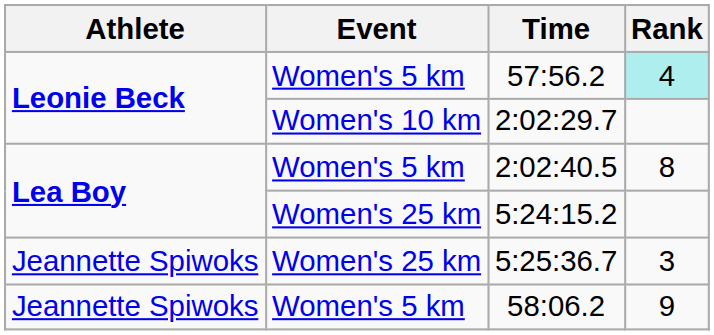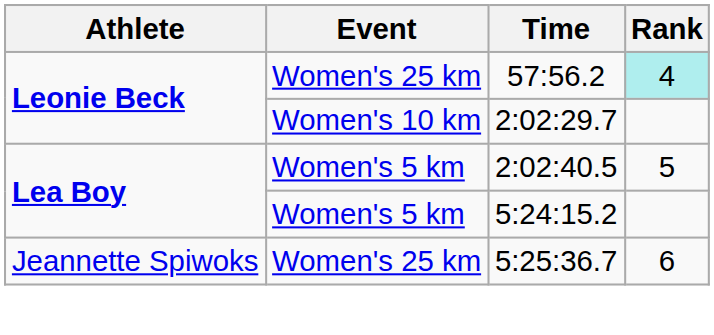(368, 75) Women's 5 km -> (377, 75) Women's 25 km
(667, 168) 8 -> (667, 168) 5
(377, 214) Women's 25 km -> (368, 214) Women's 5 km
(667, 261) 3 -> (667, 261) 6
- row: (556, 307)
